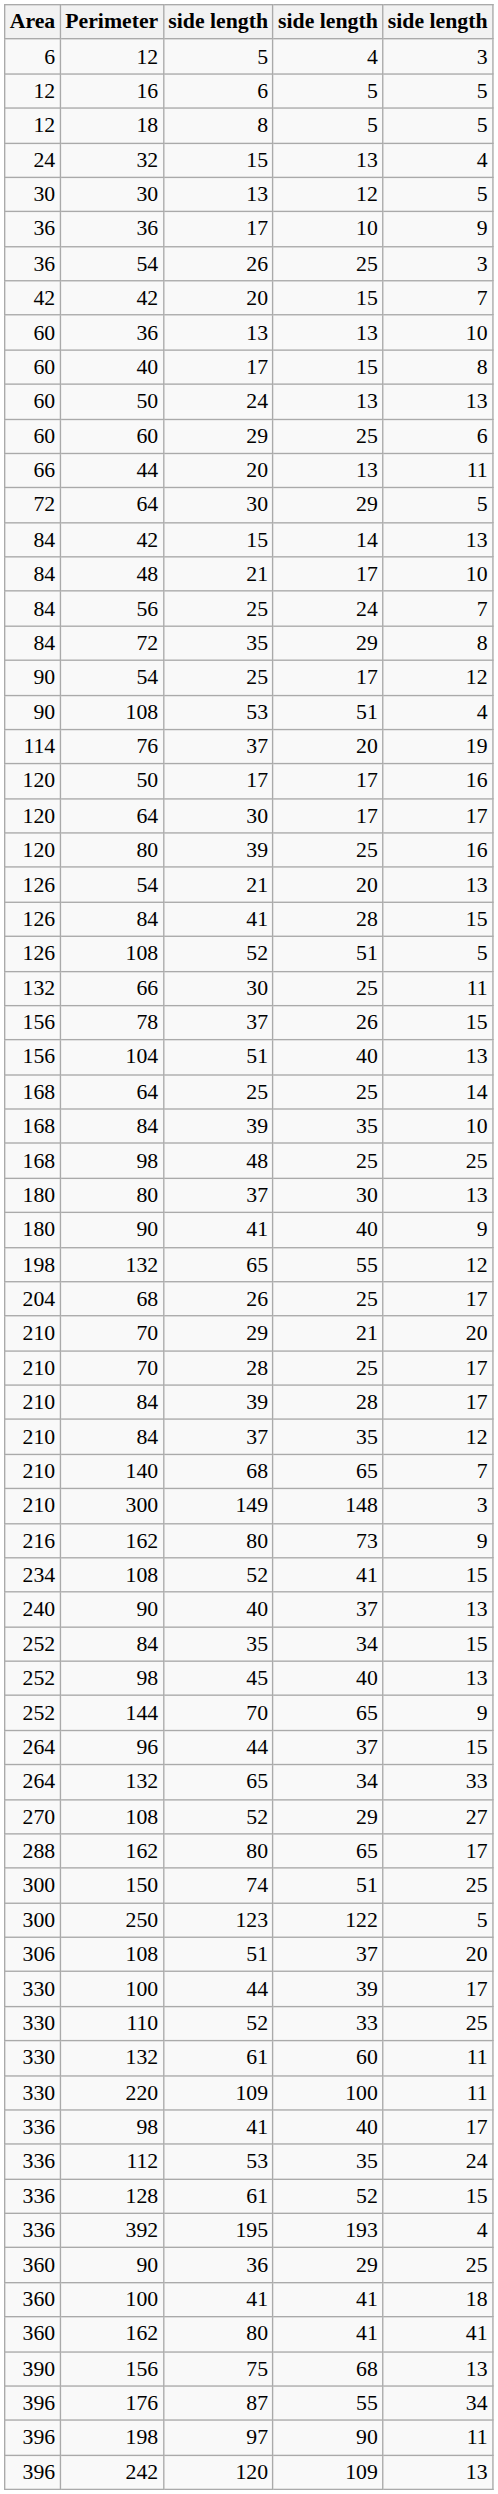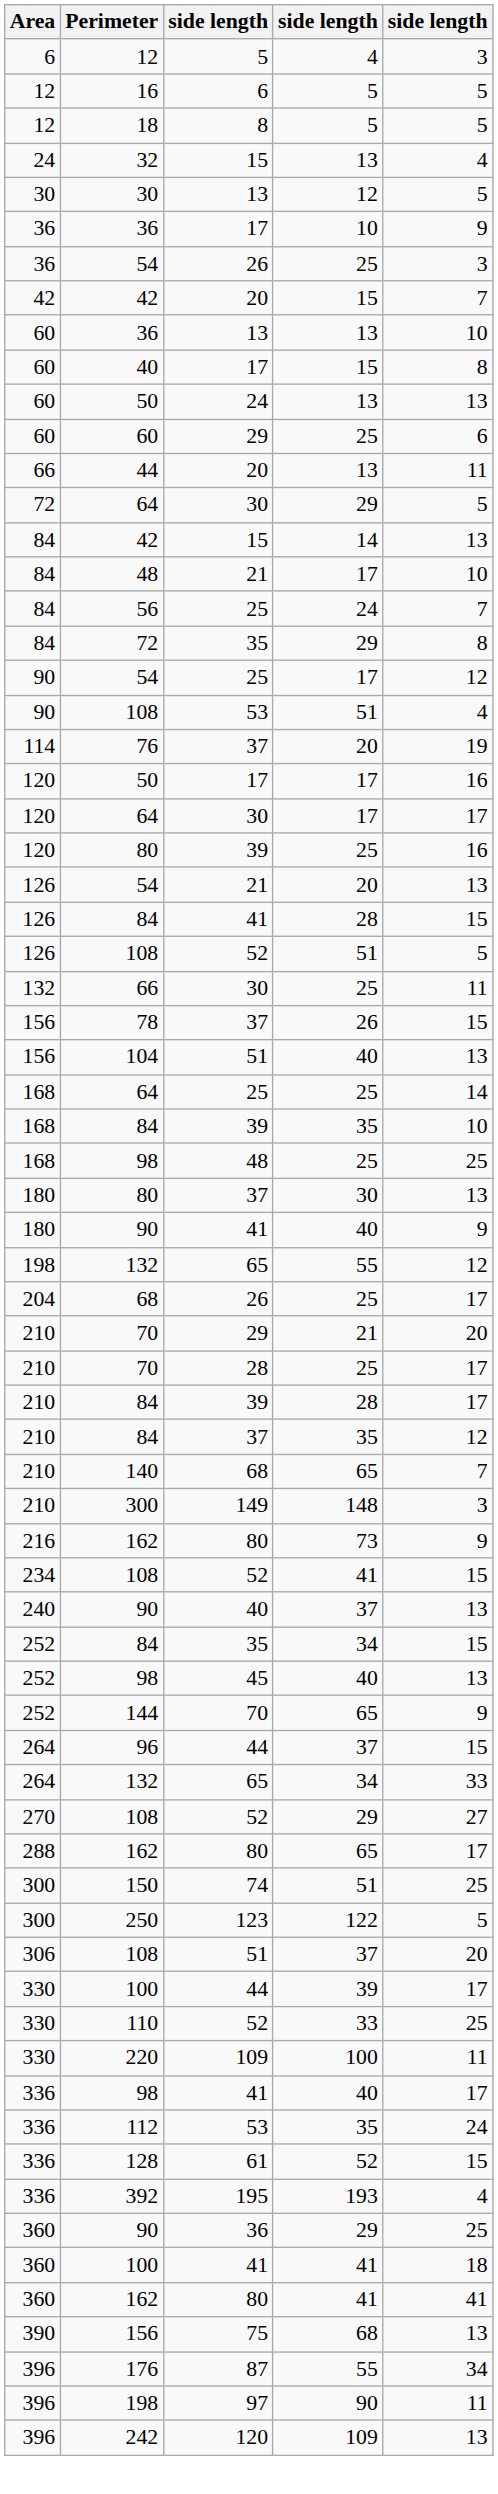- row: (39, 2057)
